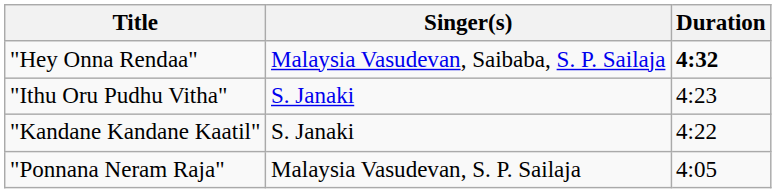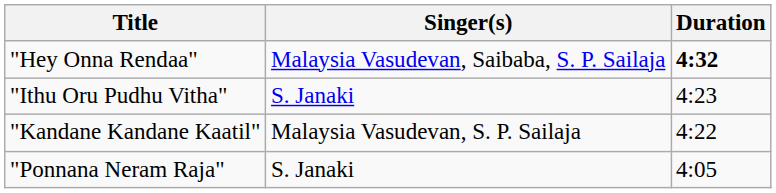(313, 132) S. Janaki -> (426, 132) Malaysia Vasudevan, S. P. Sailaja
(426, 168) Malaysia Vasudevan, S. P. Sailaja -> (313, 168) S. Janaki
